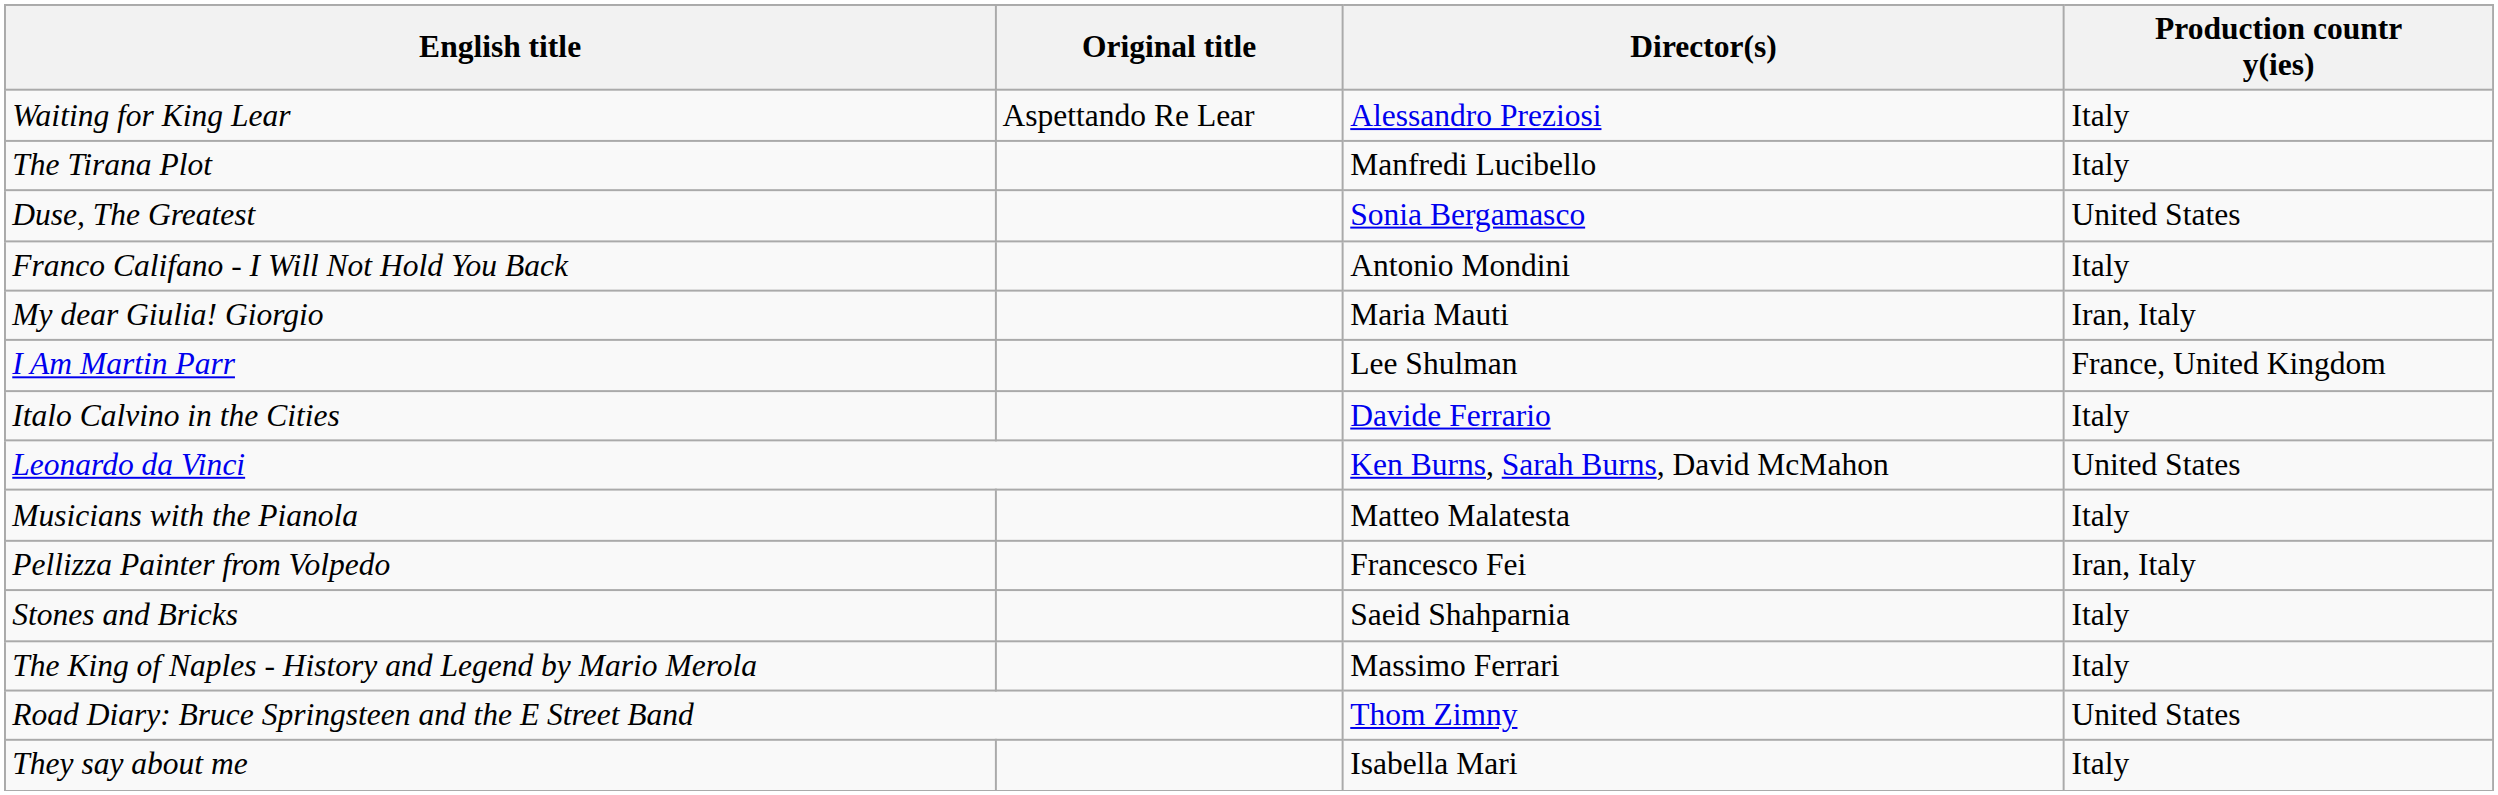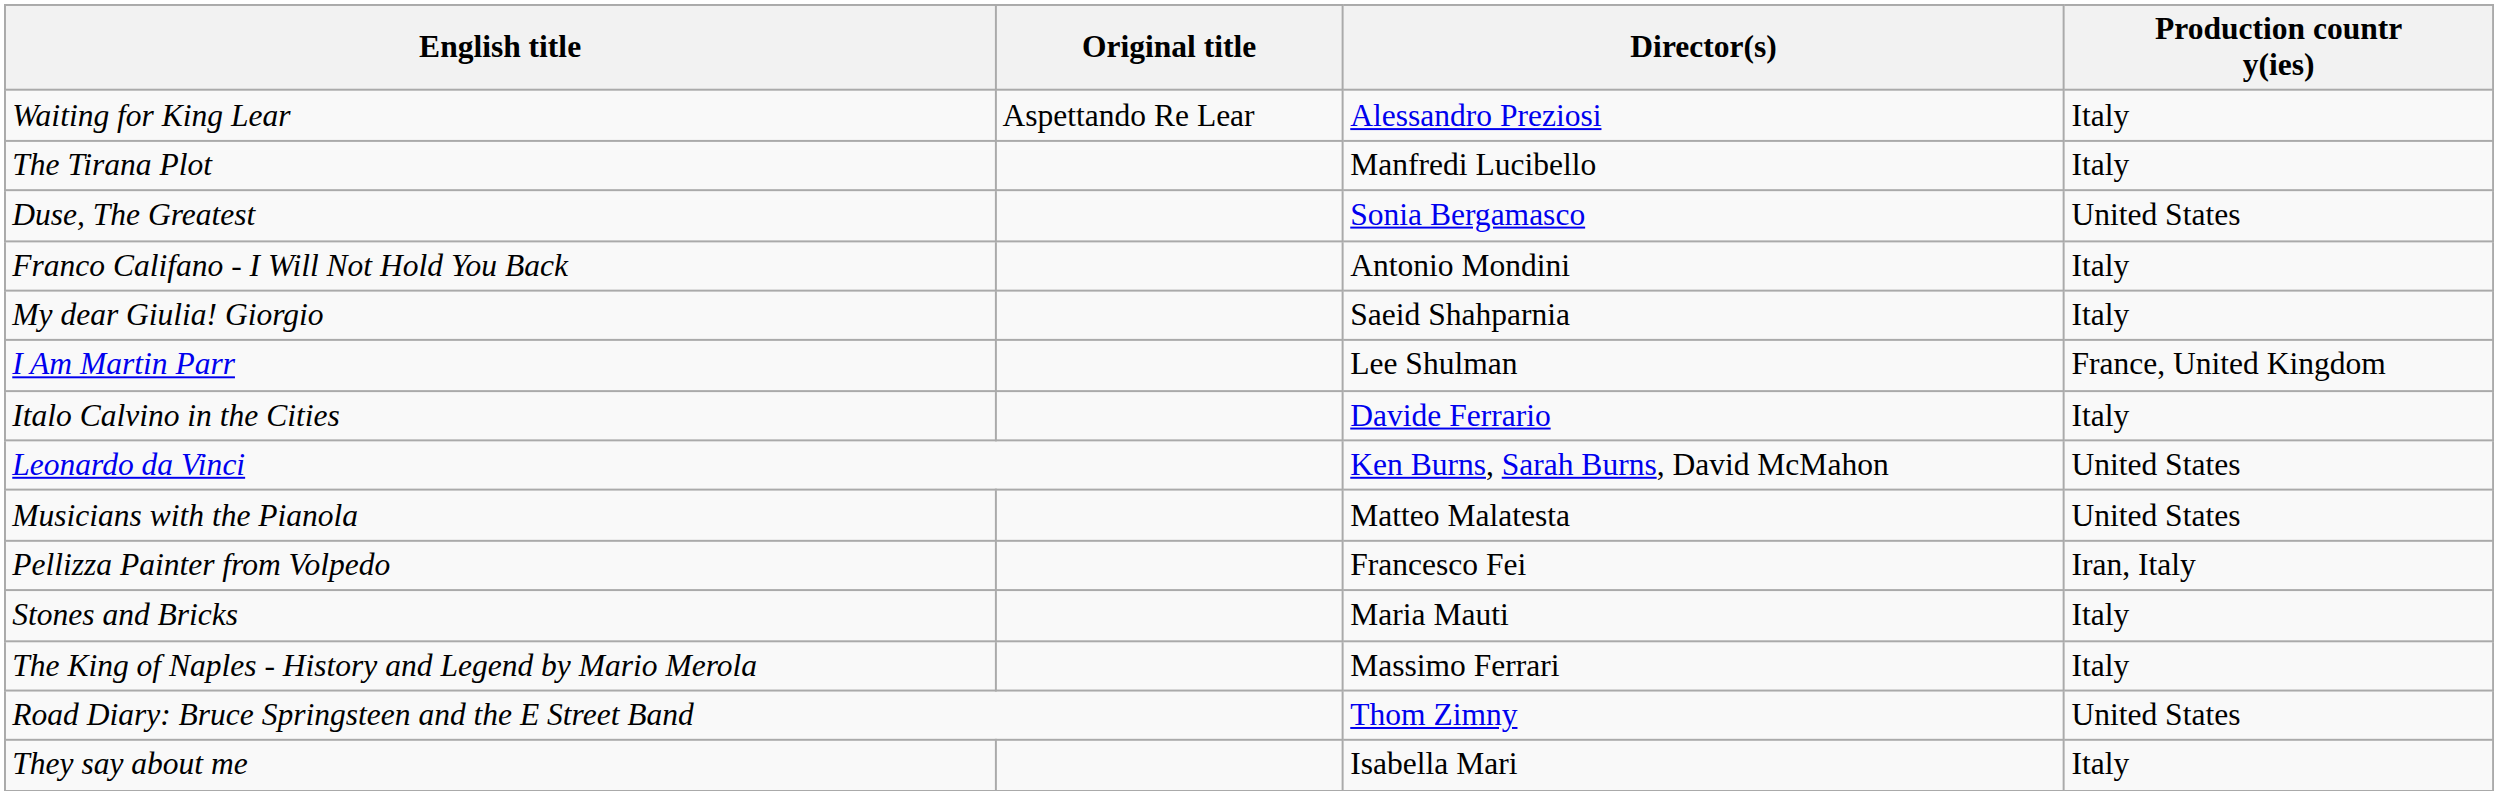(1429, 314) Maria Mauti -> (1460, 314) Saeid Shahparnia
(2134, 314) Iran, Italy -> (2100, 314) Italy
(2100, 514) Italy -> (2156, 514) United States
(1460, 614) Saeid Shahparnia -> (1429, 614) Maria Mauti
